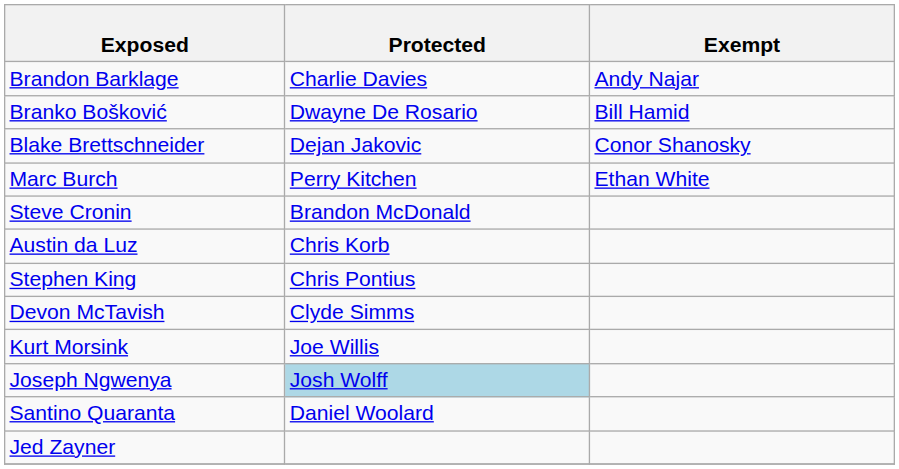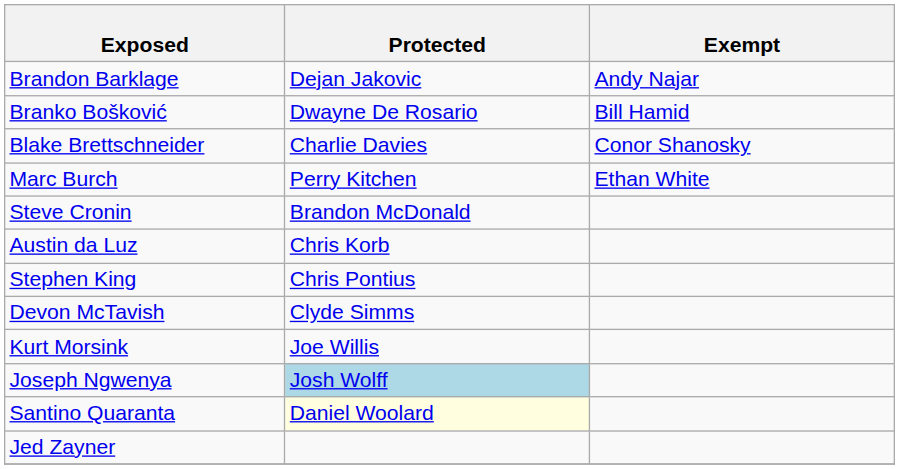(358, 78) Charlie Davies -> (356, 78) Dejan Jakovic
(356, 145) Dejan Jakovic -> (358, 145) Charlie Davies
(362, 413) no background -> (362, 413) lightyellow background
